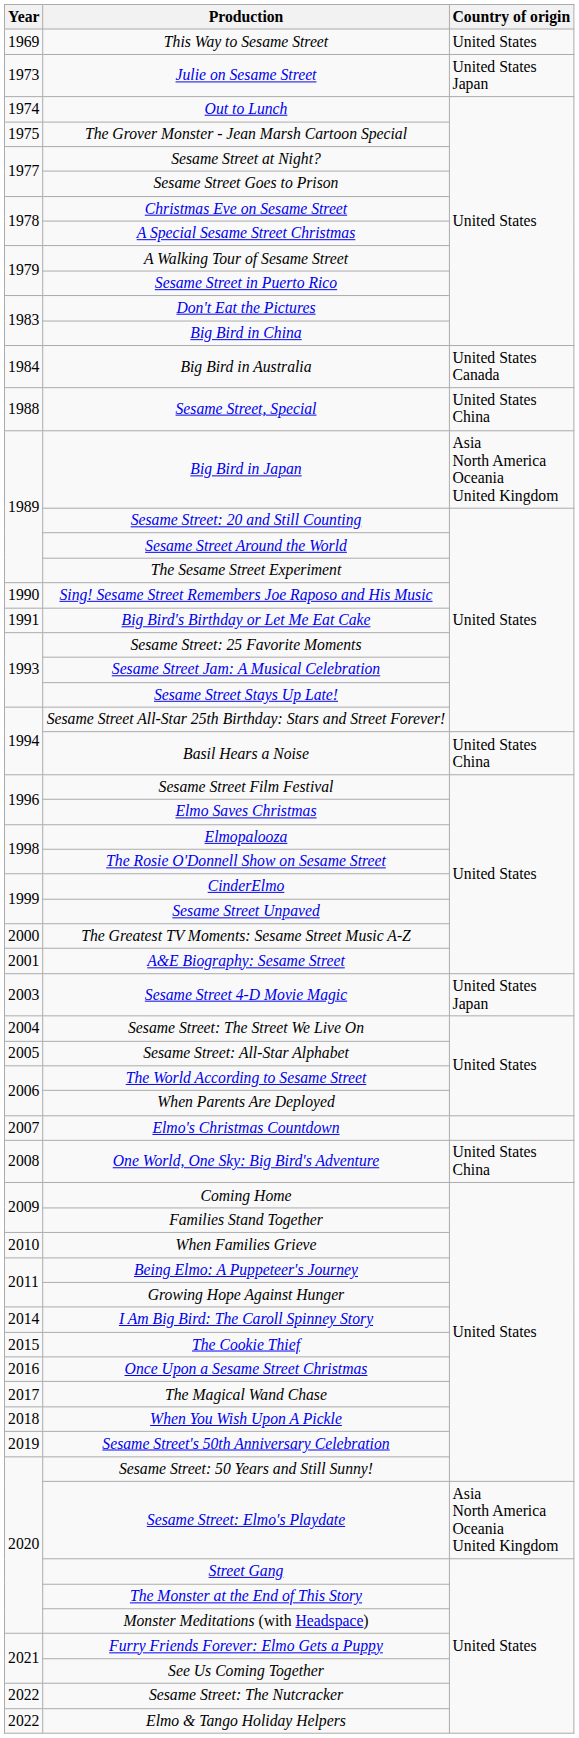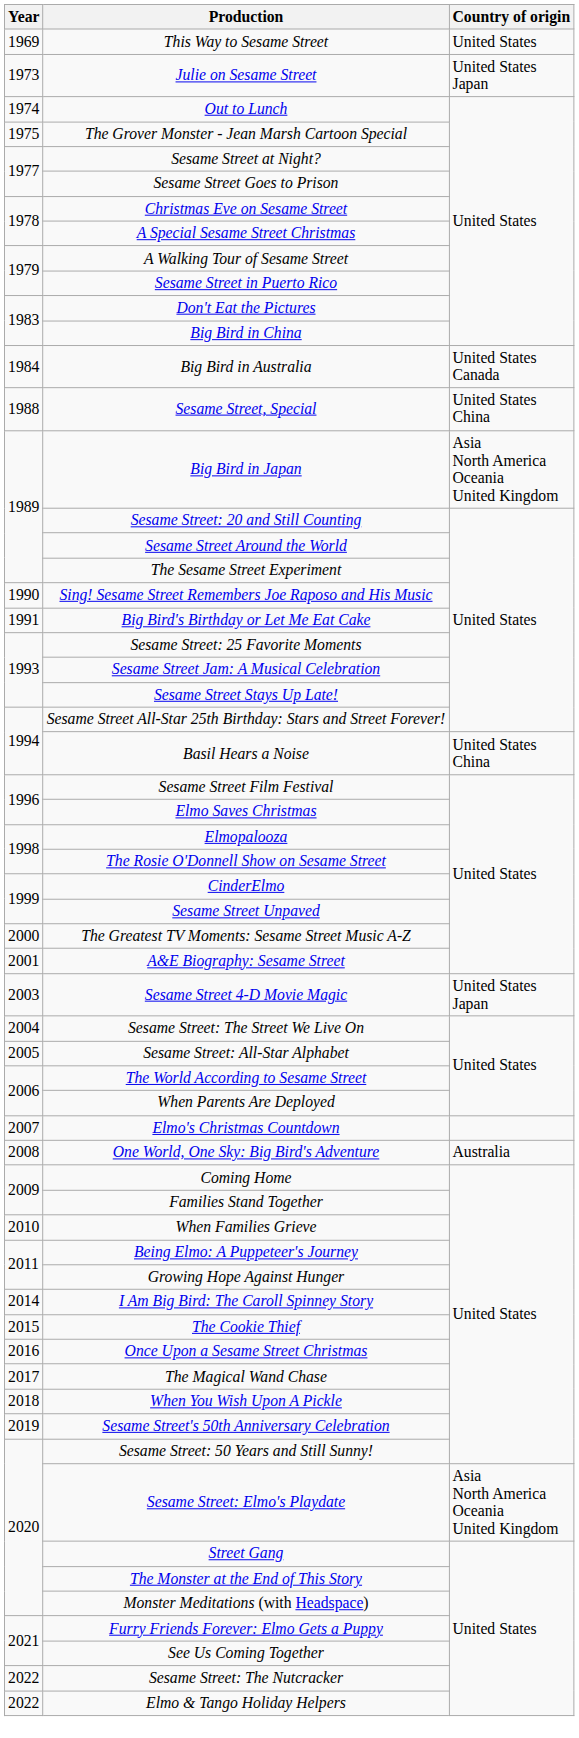(495, 1161) United States China -> (481, 1152) Australia
